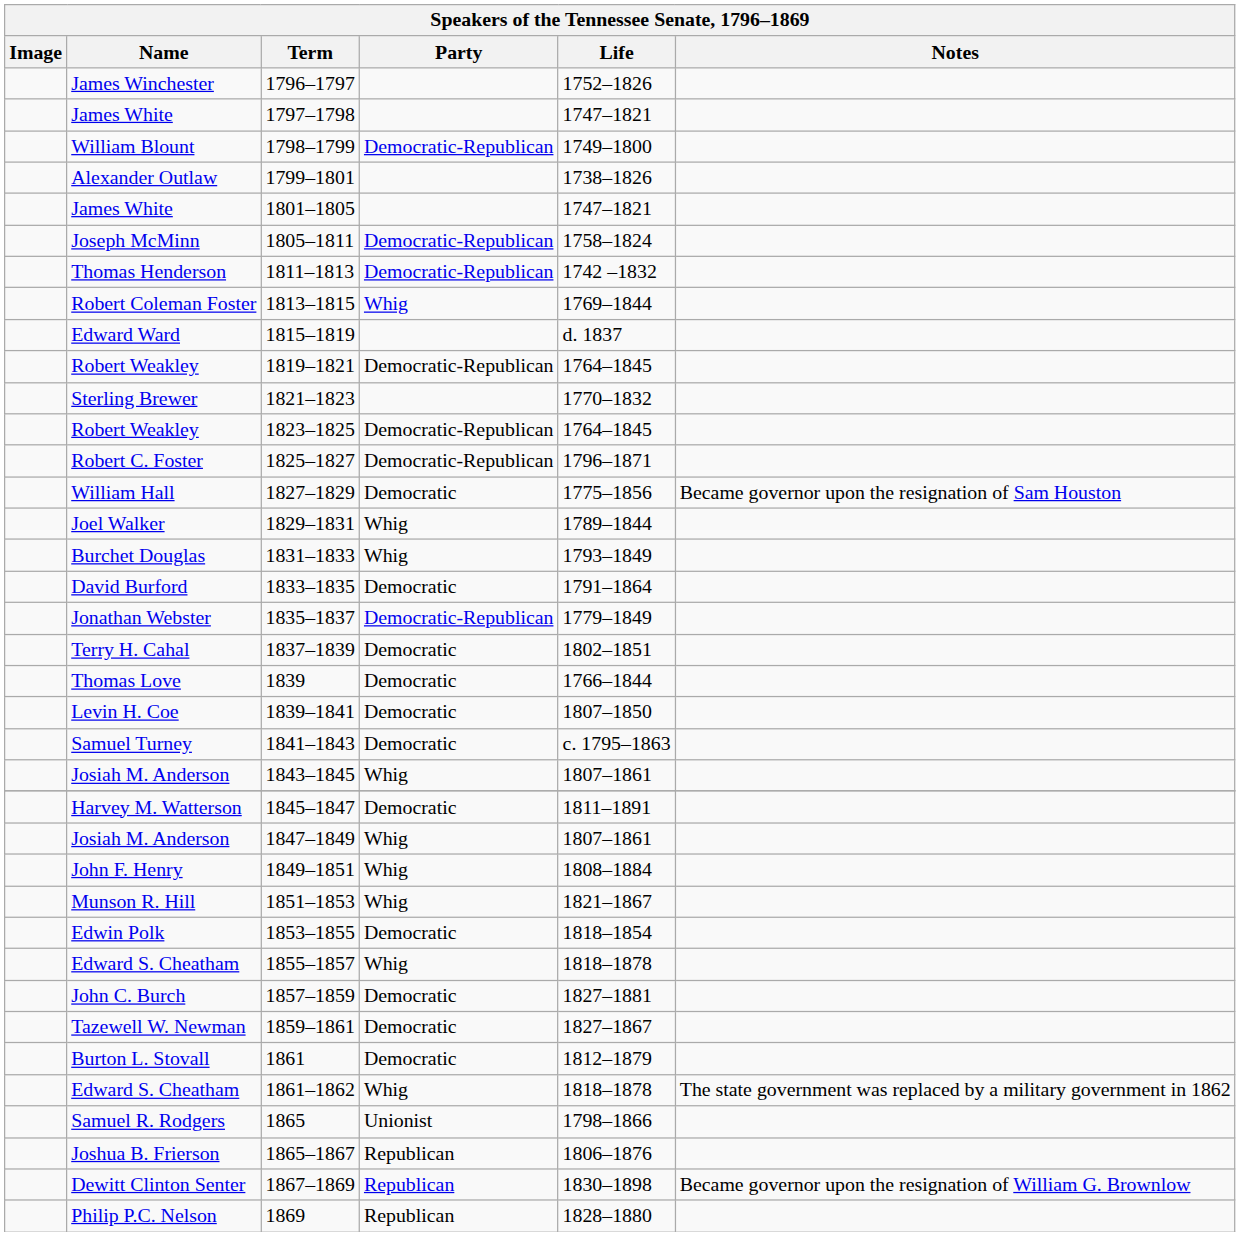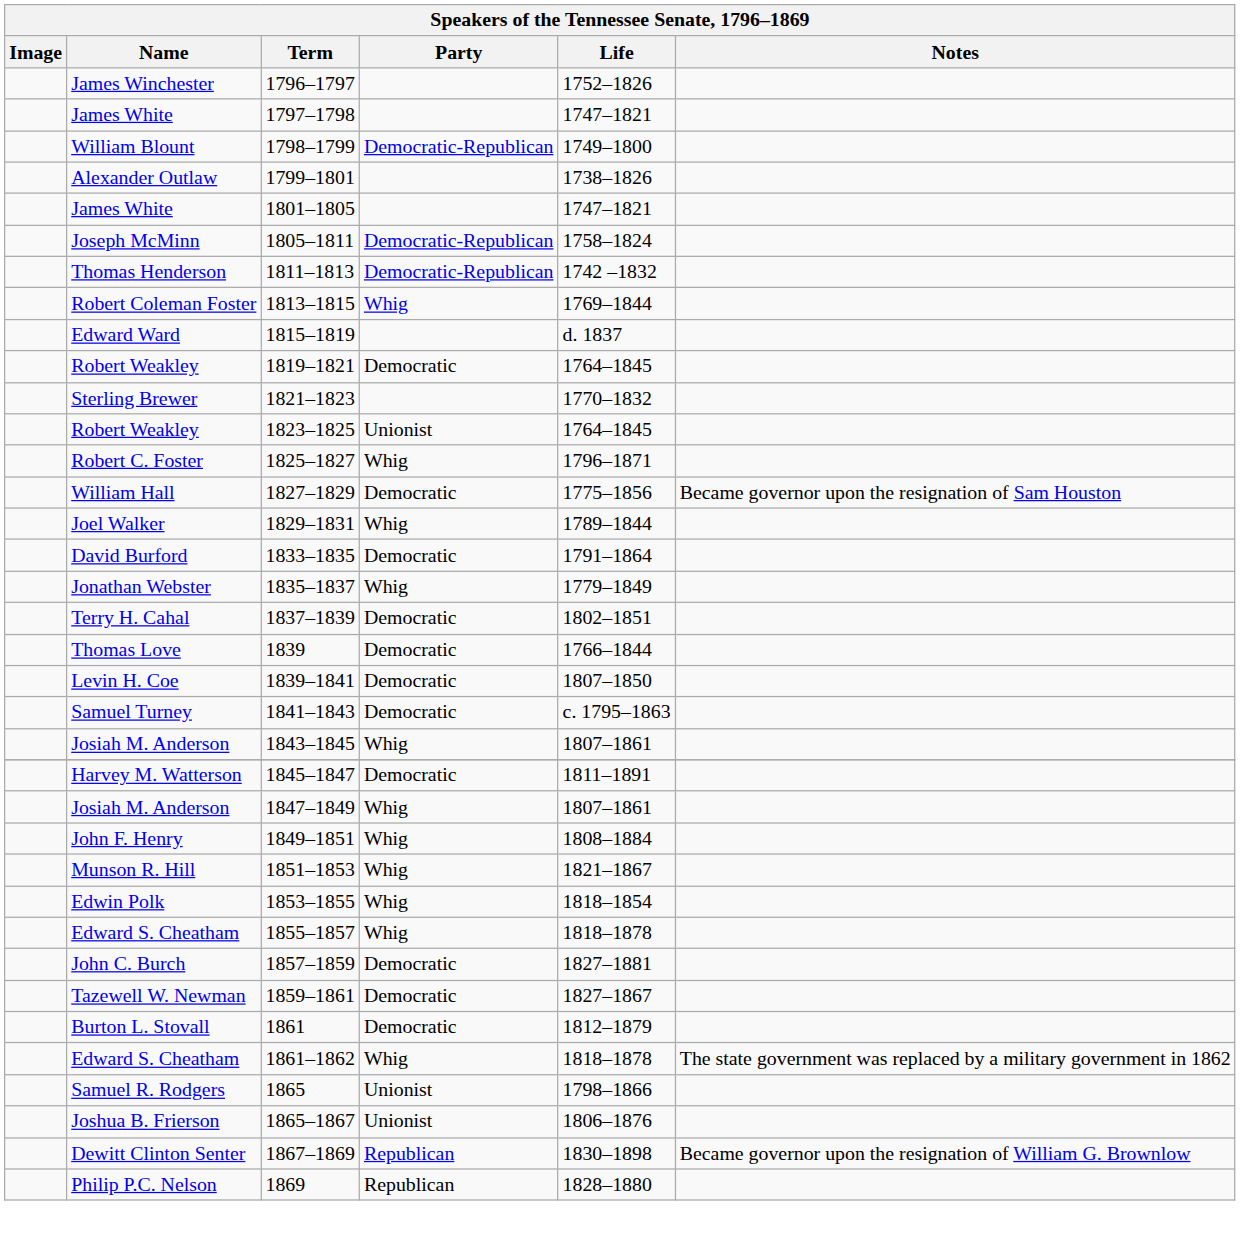(459, 366) Democratic-Republican -> (410, 366) Democratic
(459, 429) Democratic-Republican -> (398, 429) Unionist
(459, 460) Democratic-Republican -> (386, 460) Whig
- row: (310, 555)
(459, 618) Democratic-Republican -> (386, 586) Whig
(410, 932) Democratic -> (386, 901) Whig
(409, 1152) Republican -> (398, 1121) Unionist
